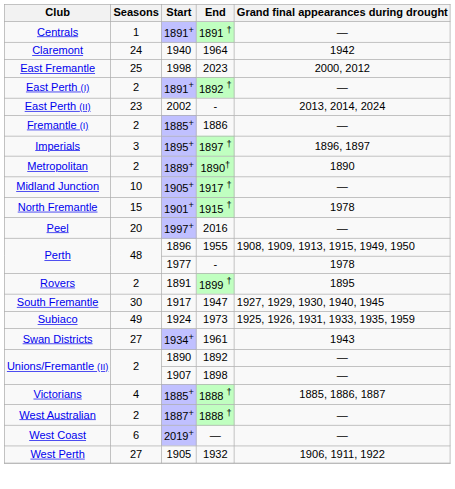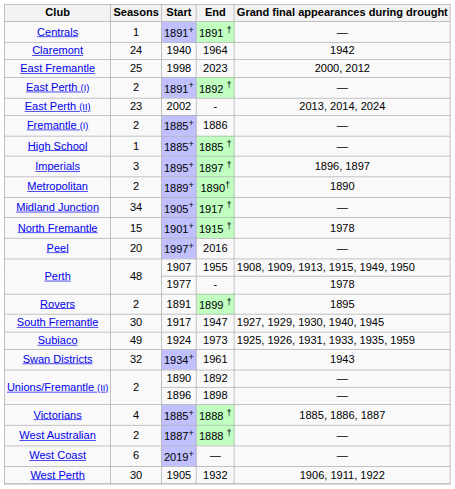+ row: (58, 146)
(136, 187) 10 -> (136, 207) 34
(179, 247) 1896 -> (179, 267) 1907
(136, 339) 27 -> (136, 359) 32
(179, 375) 1907 -> (179, 396) 1896
(136, 454) 27 -> (136, 475) 30
